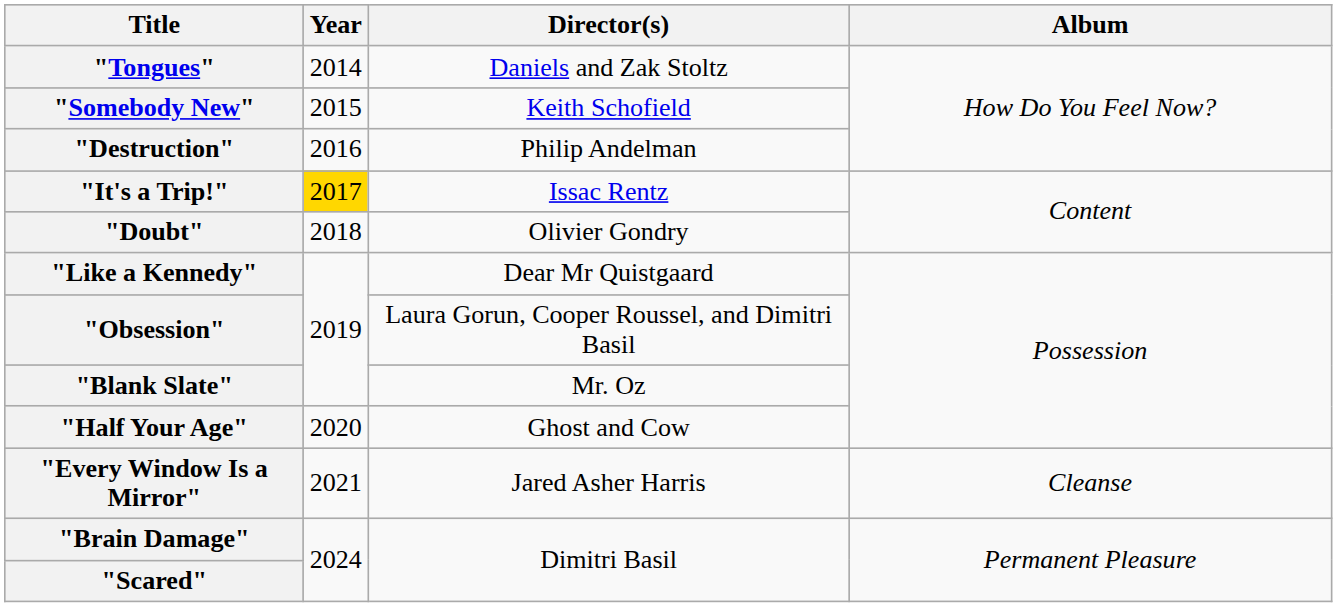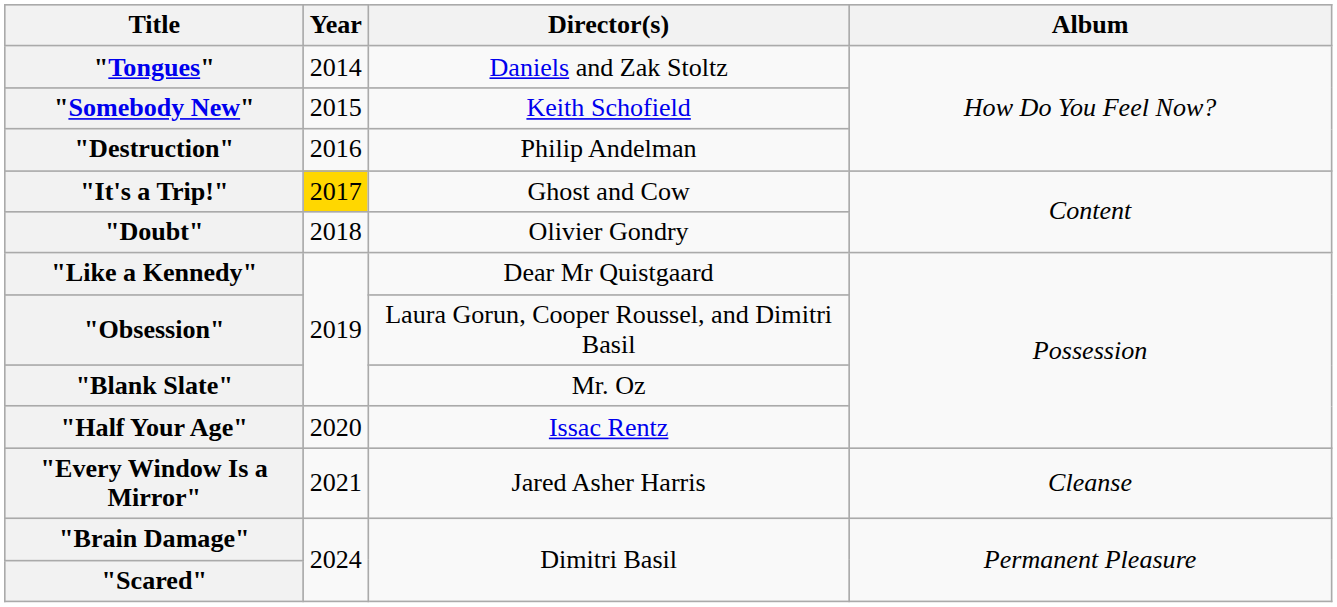(609, 190) Issac Rentz -> (609, 190) Ghost and Cow
(609, 426) Ghost and Cow -> (609, 426) Issac Rentz
